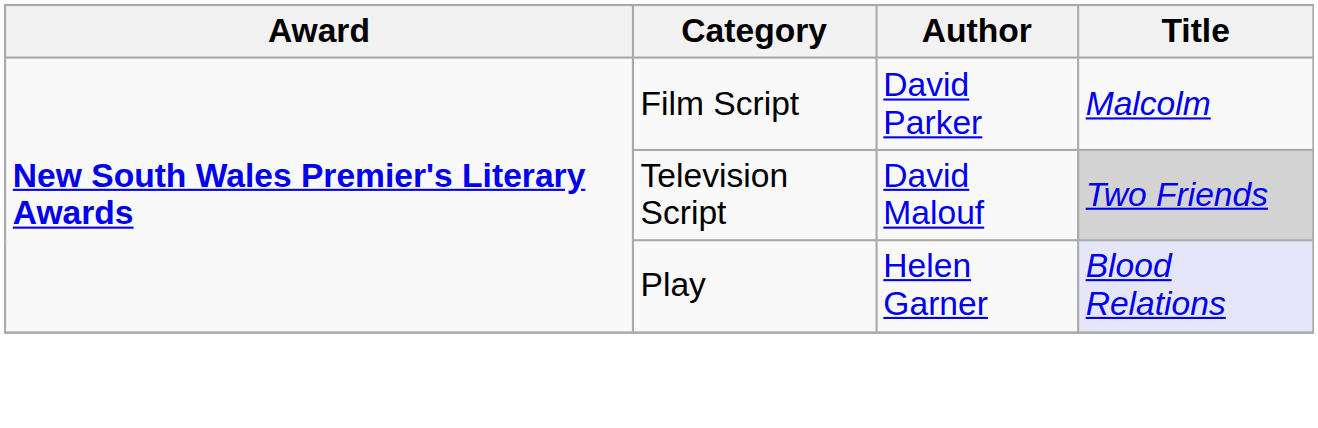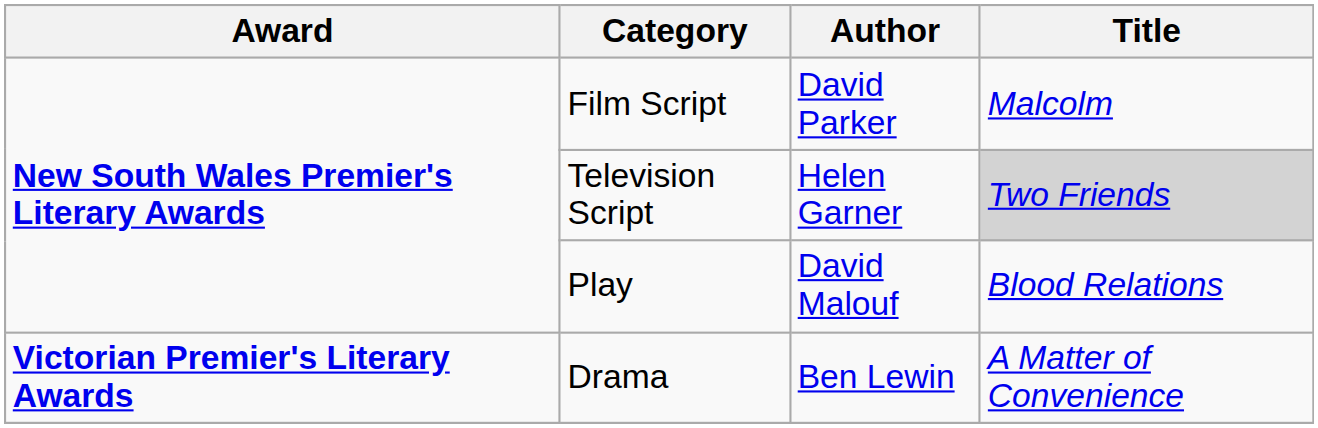(934, 194) David Malouf -> (850, 194) Helen Garner
(936, 285) Helen Garner -> (848, 285) David Malouf
(1156, 285) lavender background -> (1106, 285) no background
+ row: (618, 376)
